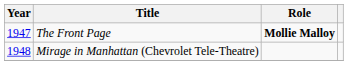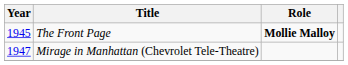(19, 32) 1947 -> (19, 32) 1945
(19, 51) 1948 -> (19, 51) 1947
